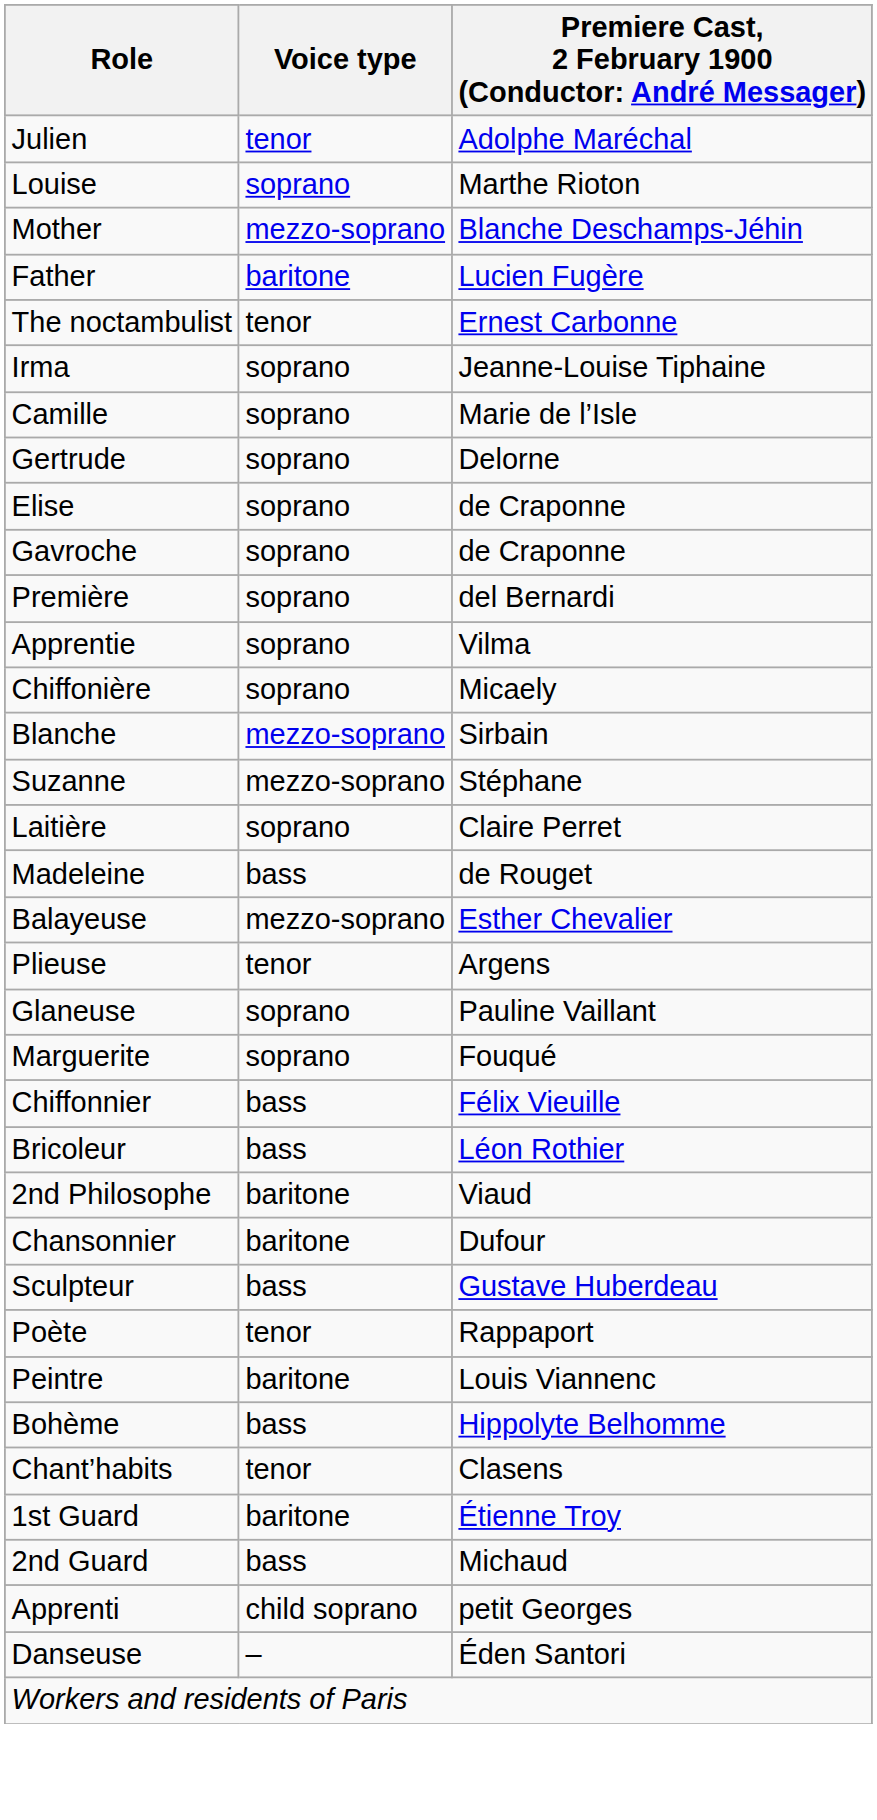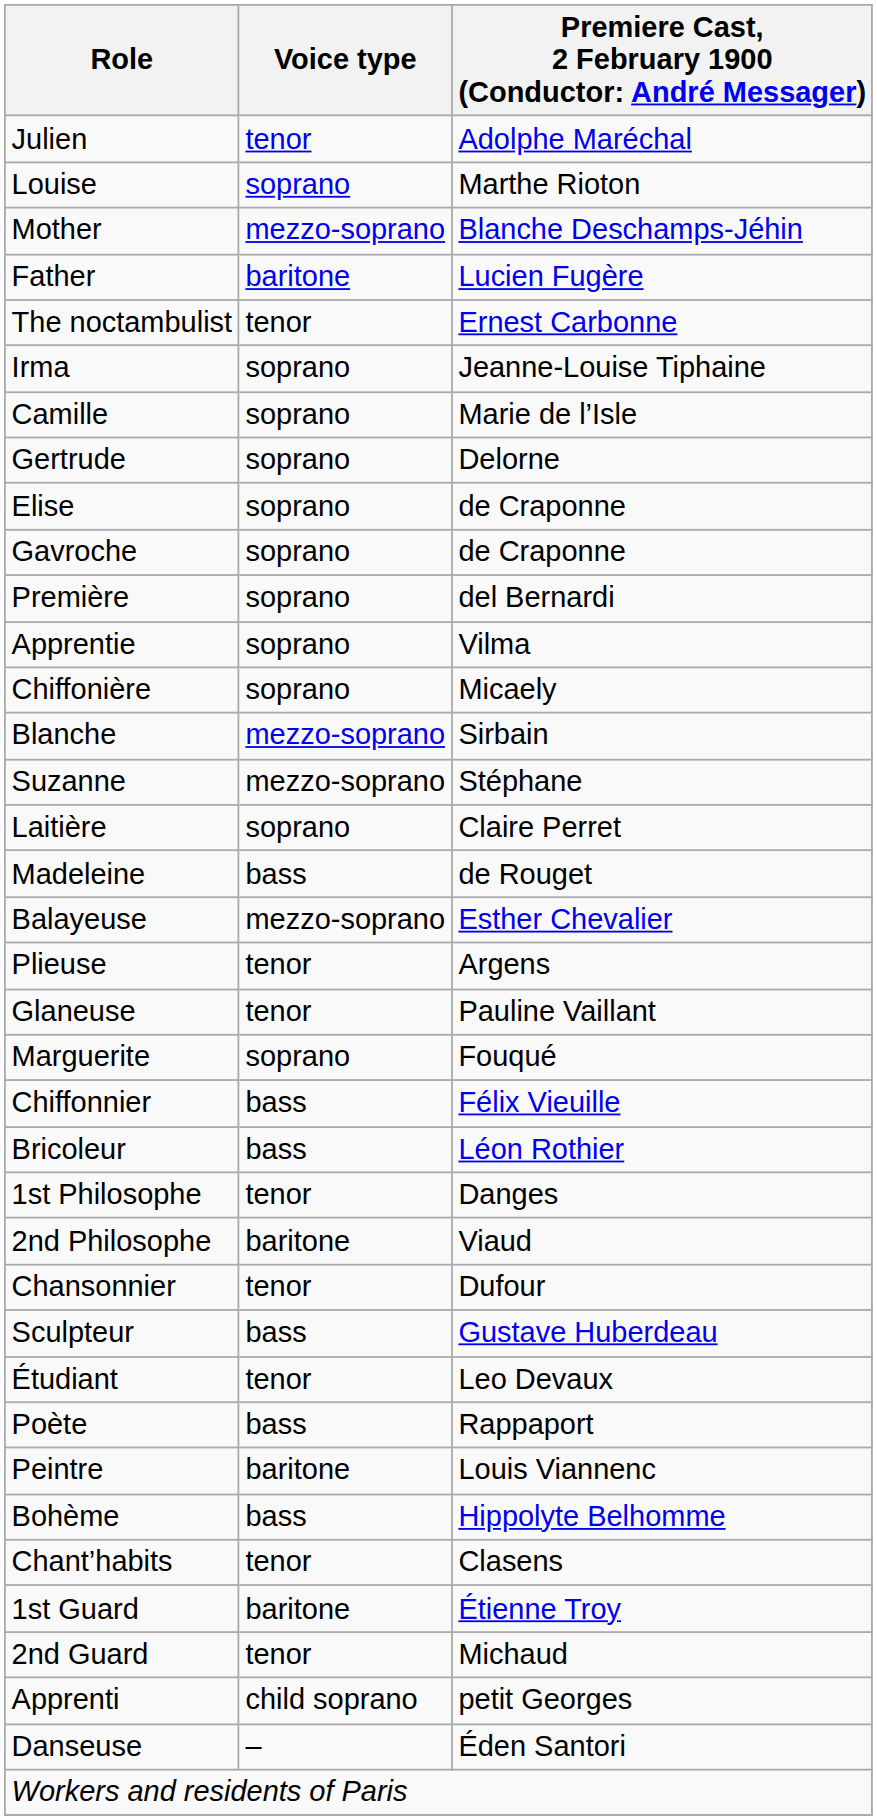(298, 1011) soprano -> (278, 1011) tenor
+ row: (107, 1194)
(298, 1240) baritone -> (278, 1286) tenor
+ row: (65, 1378)
(278, 1332) tenor -> (276, 1424) bass
(276, 1562) bass -> (278, 1654) tenor
